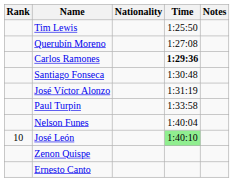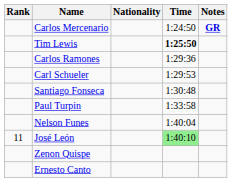+ row: (71, 28)
(182, 28) normal -> (181, 43) bold
- row: (70, 43)
(182, 59) bold -> (181, 59) normal
+ row: (61, 75)
- row: (72, 91)
(18, 138) 10 -> (18, 138) 11
